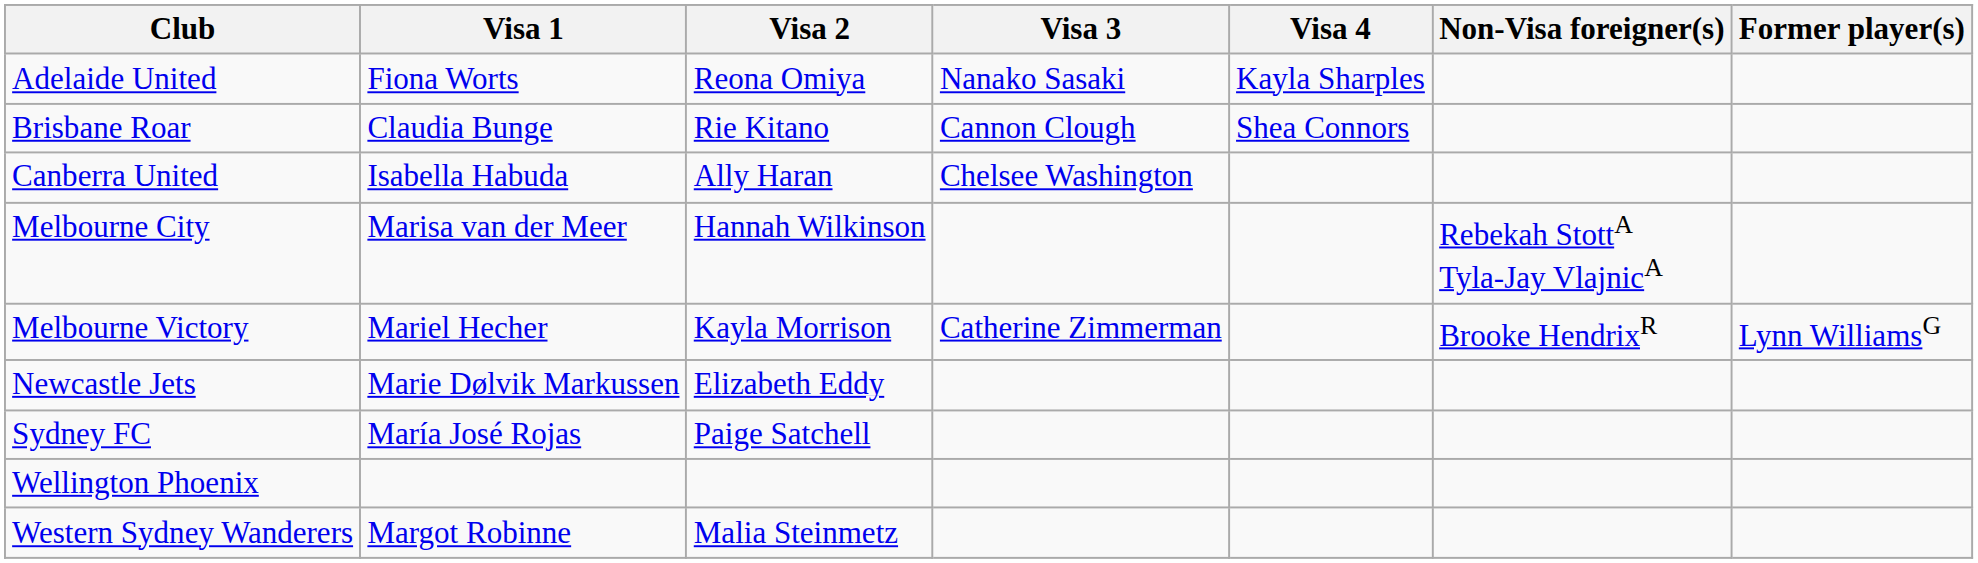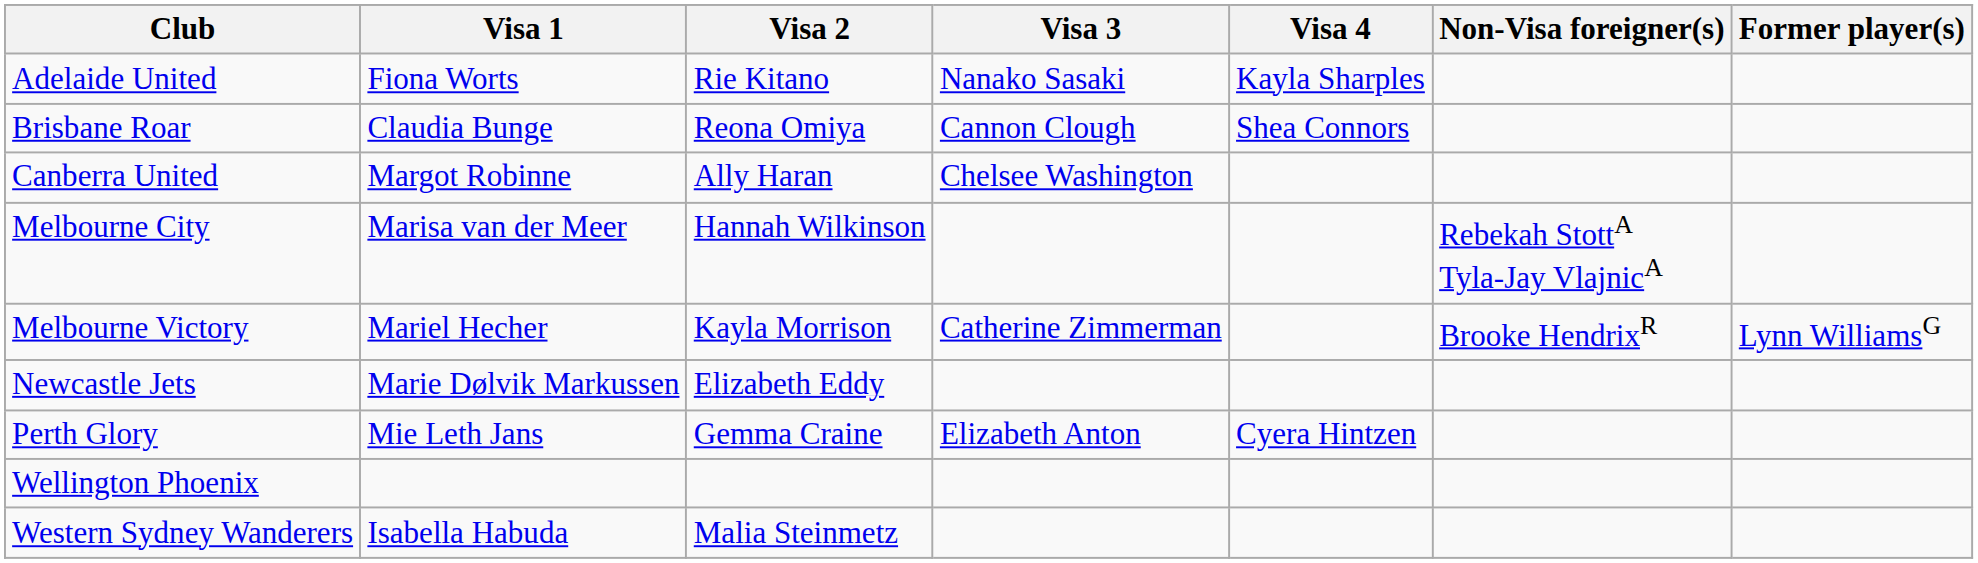(780, 78) Reona Omiya -> (761, 78) Rie Kitano
(761, 127) Rie Kitano -> (780, 127) Reona Omiya
(468, 176) Isabella Habuda -> (469, 176) Margot Robinne
+ row: (85, 433)
- row: (82, 433)
(469, 532) Margot Robinne -> (468, 532) Isabella Habuda
